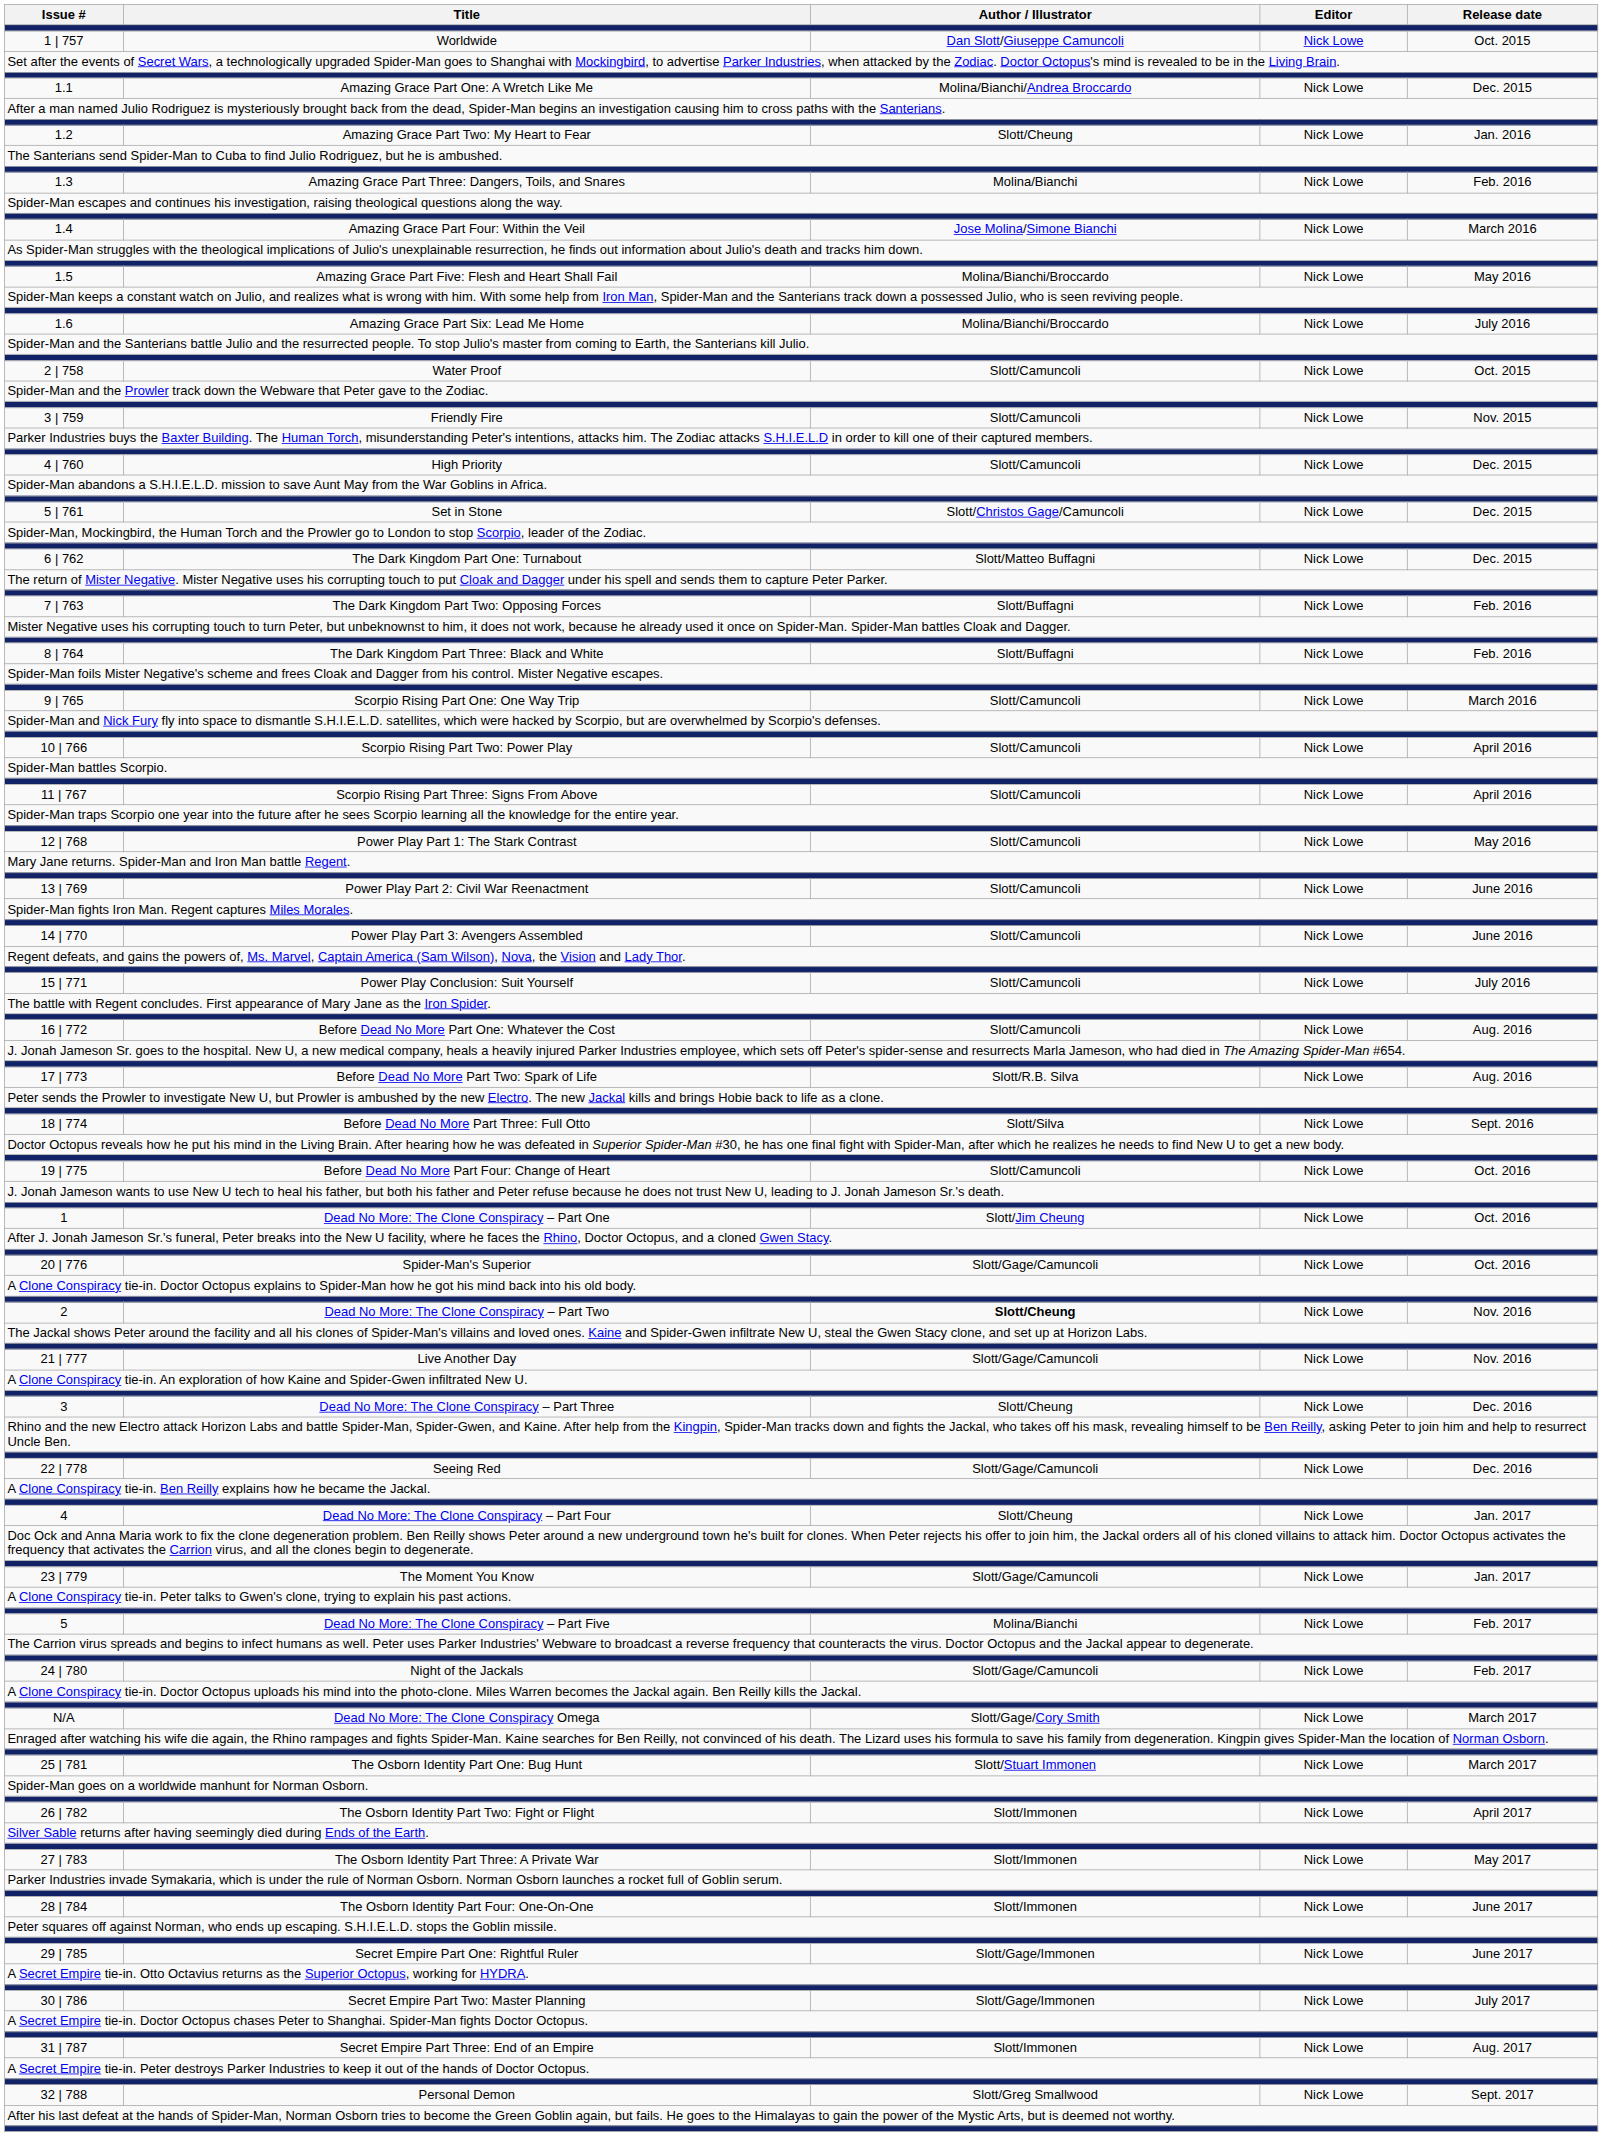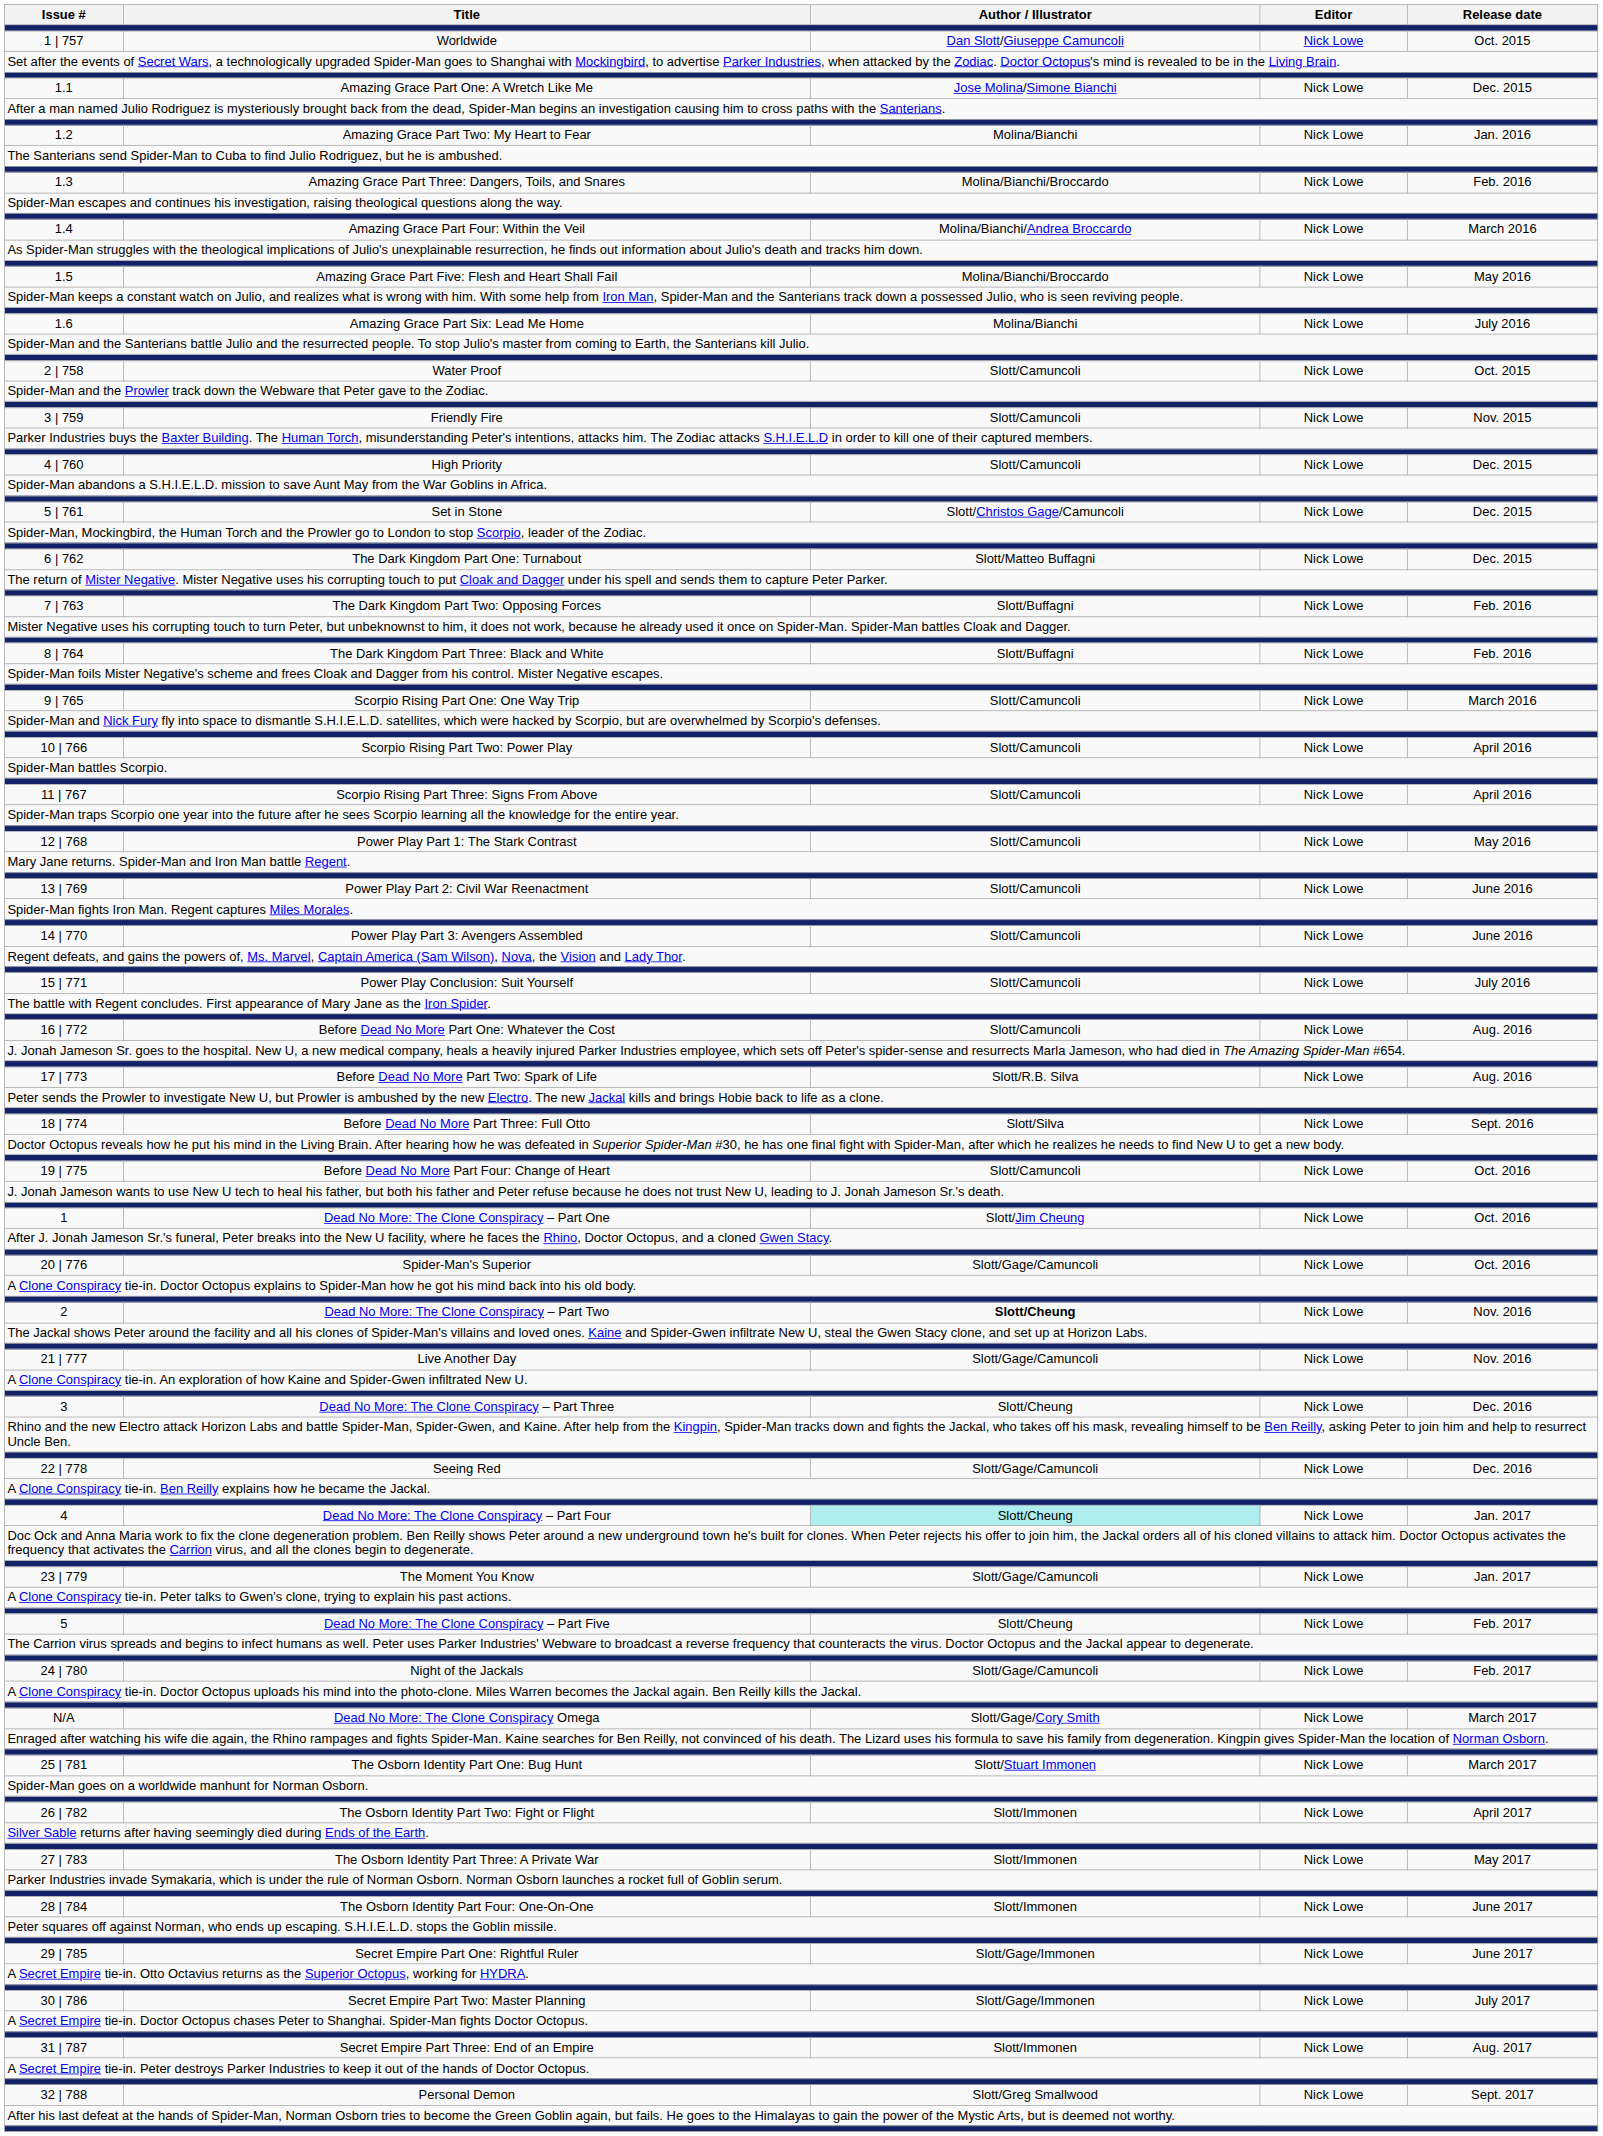(1035, 88) Molina/Bianchi/Andrea Broccardo -> (1035, 88) Jose Molina/Simone Bianchi
(1035, 135) Slott/Cheung -> (1035, 135) Molina/Bianchi
(1035, 182) Molina/Bianchi -> (1035, 182) Molina/Bianchi/Broccardo
(1035, 229) Jose Molina/Simone Bianchi -> (1035, 229) Molina/Bianchi/Andrea Broccardo
(1035, 323) Molina/Bianchi/Broccardo -> (1035, 323) Molina/Bianchi
(1035, 1515) no background -> (1035, 1515) paleturquoise background
(1035, 1624) Molina/Bianchi -> (1035, 1624) Slott/Cheung
